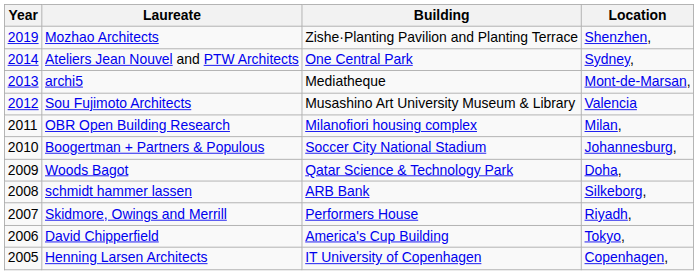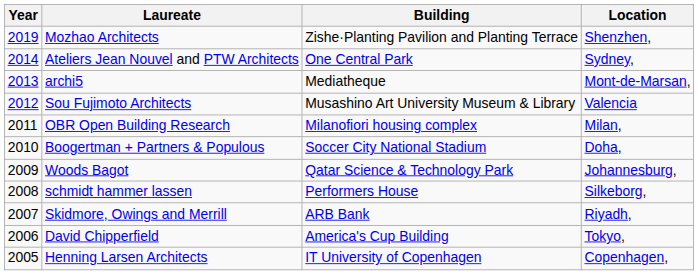(631, 147) Johannesburg, -> (603, 147) Doha,
(603, 170) Doha, -> (631, 170) Johannesburg,
(337, 192) ARB Bank -> (362, 192) Performers House
(362, 214) Performers House -> (337, 214) ARB Bank
